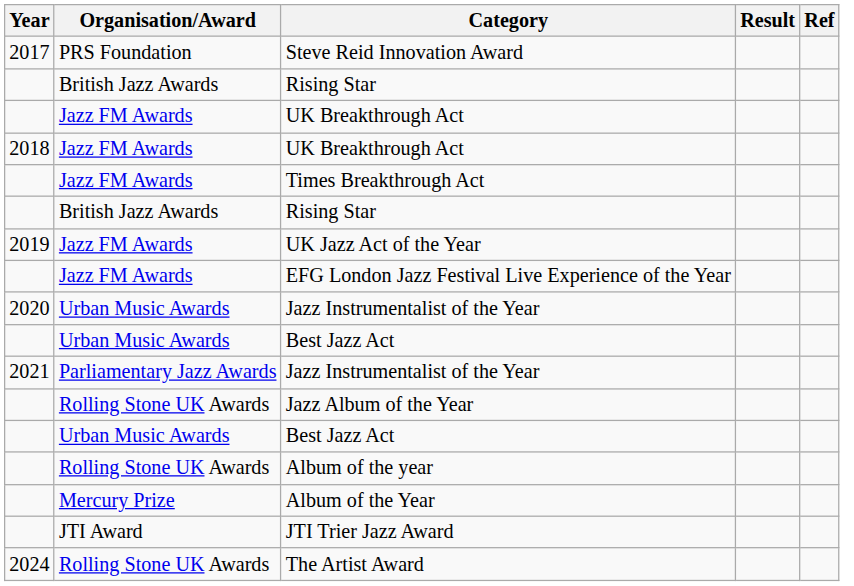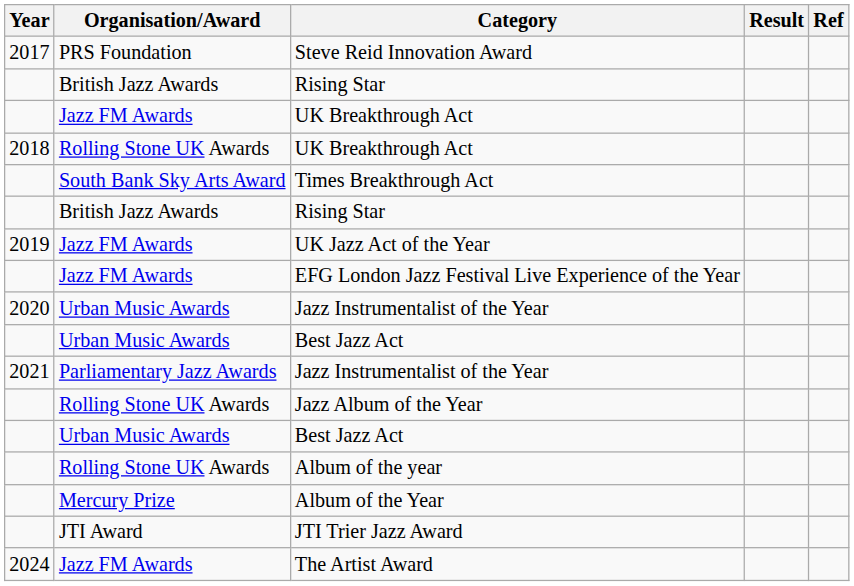(126, 148) Jazz FM Awards -> (164, 148) Rolling Stone UK Awards
(126, 180) Jazz FM Awards -> (172, 180) South Bank Sky Arts Award
(164, 564) Rolling Stone UK Awards -> (126, 564) Jazz FM Awards
